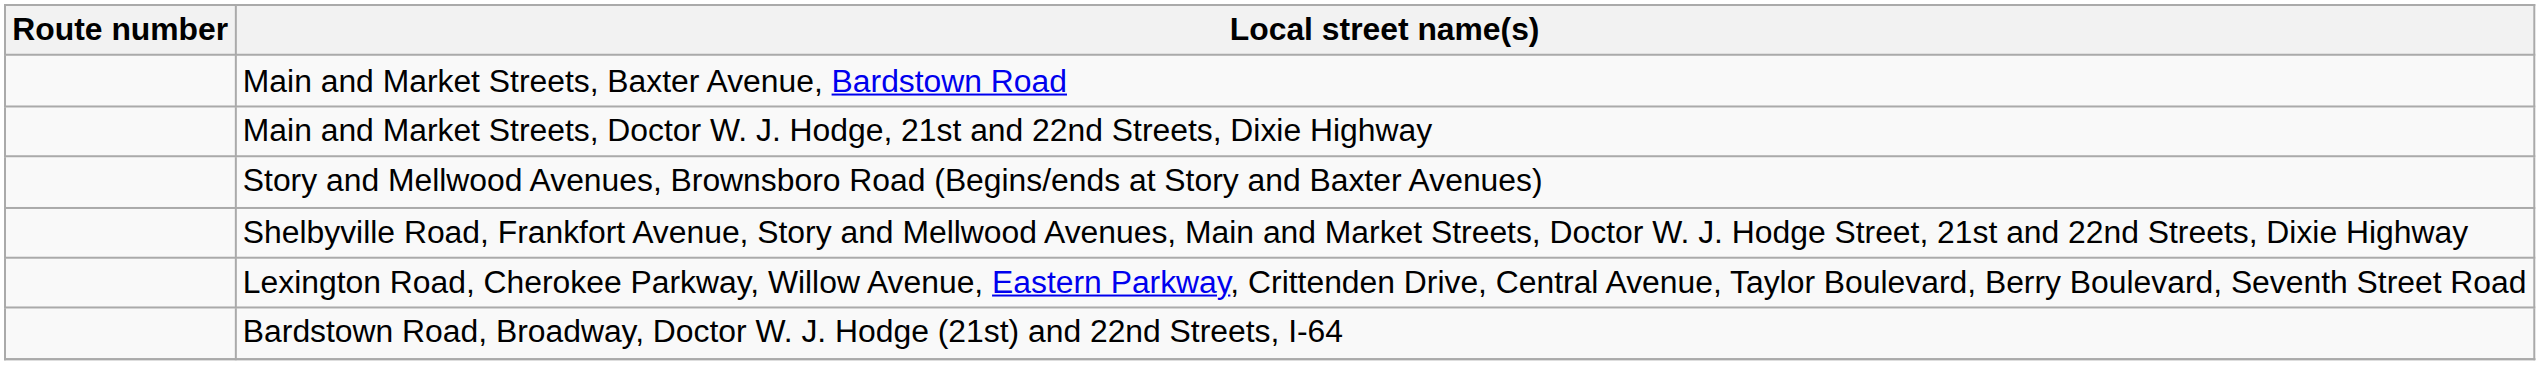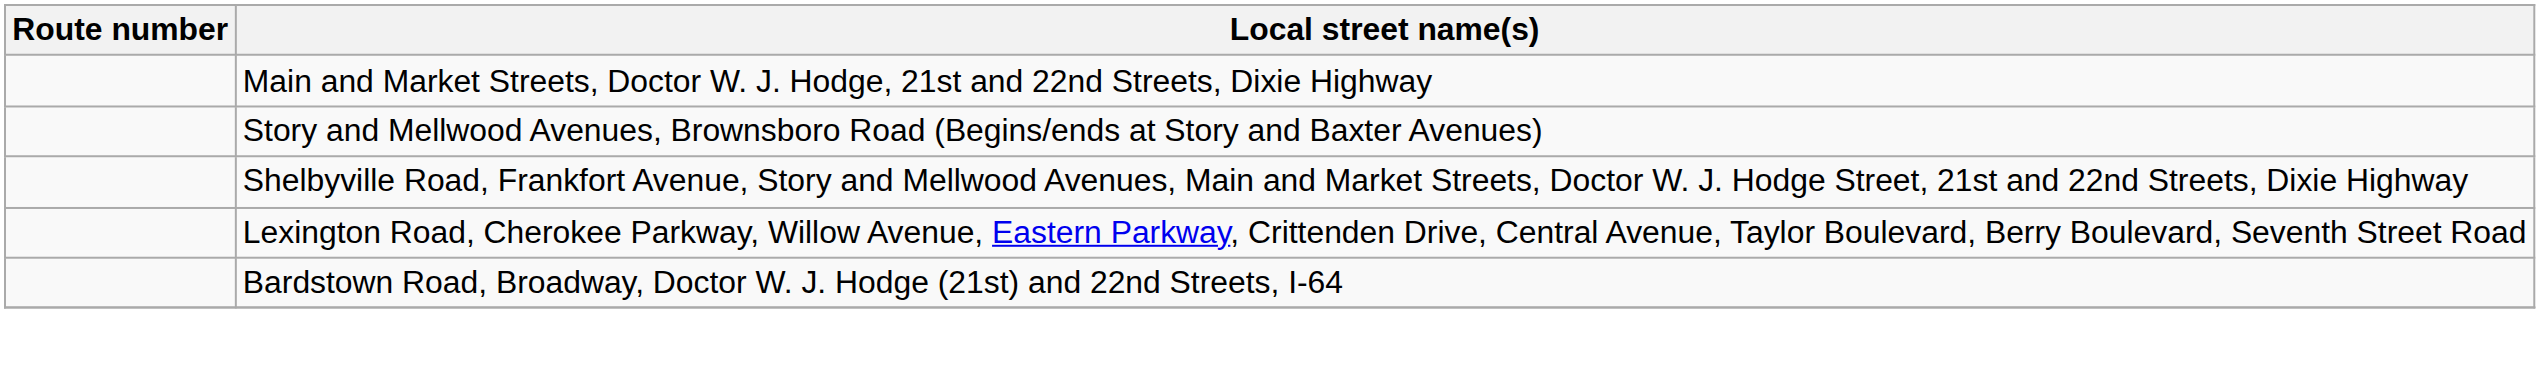- row: (655, 80)
